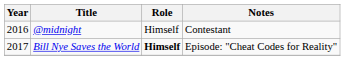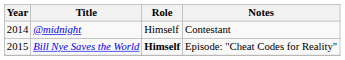(18, 30) 2016 -> (18, 30) 2014
(18, 47) 2017 -> (18, 47) 2015
